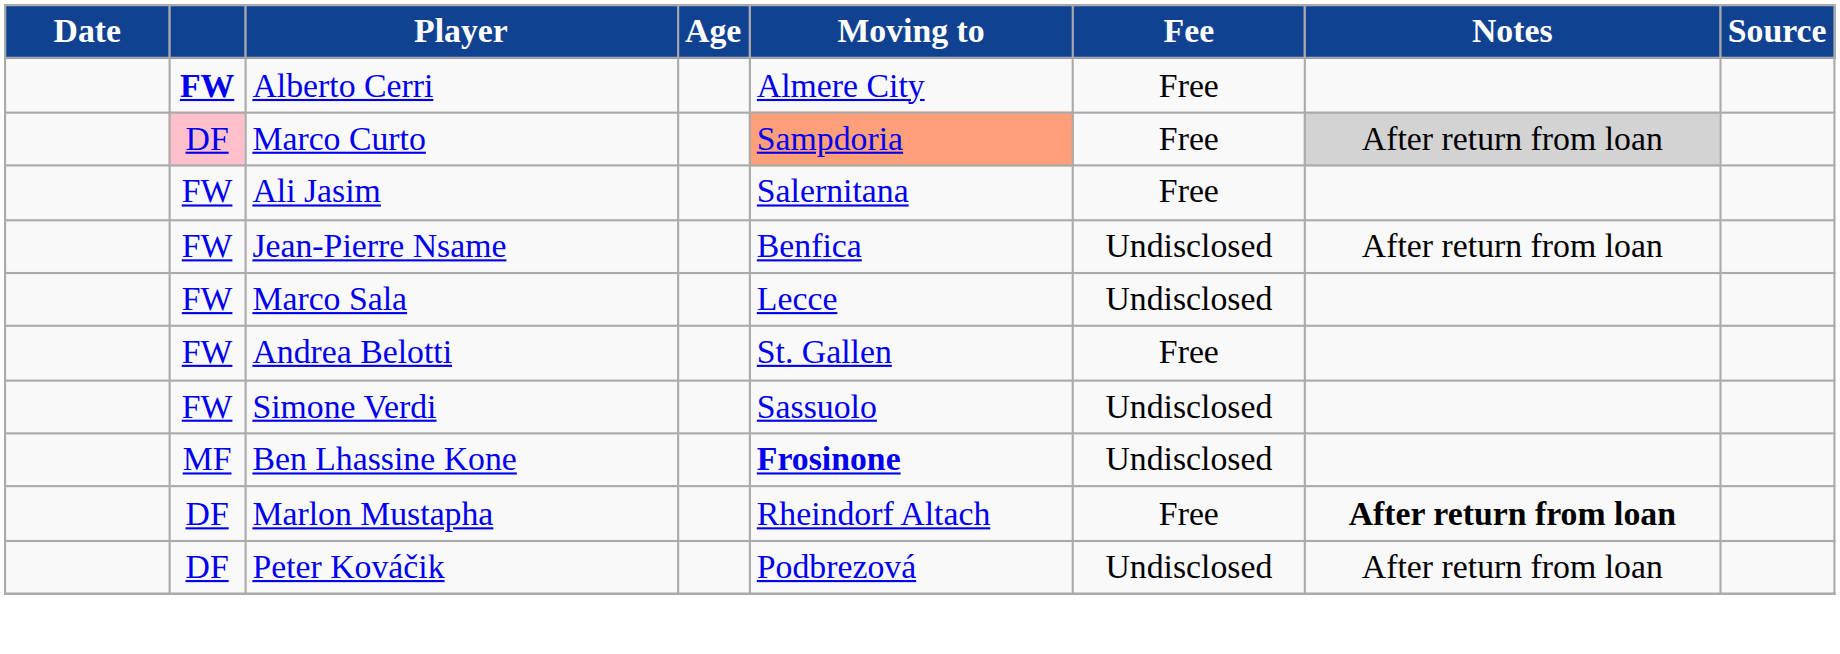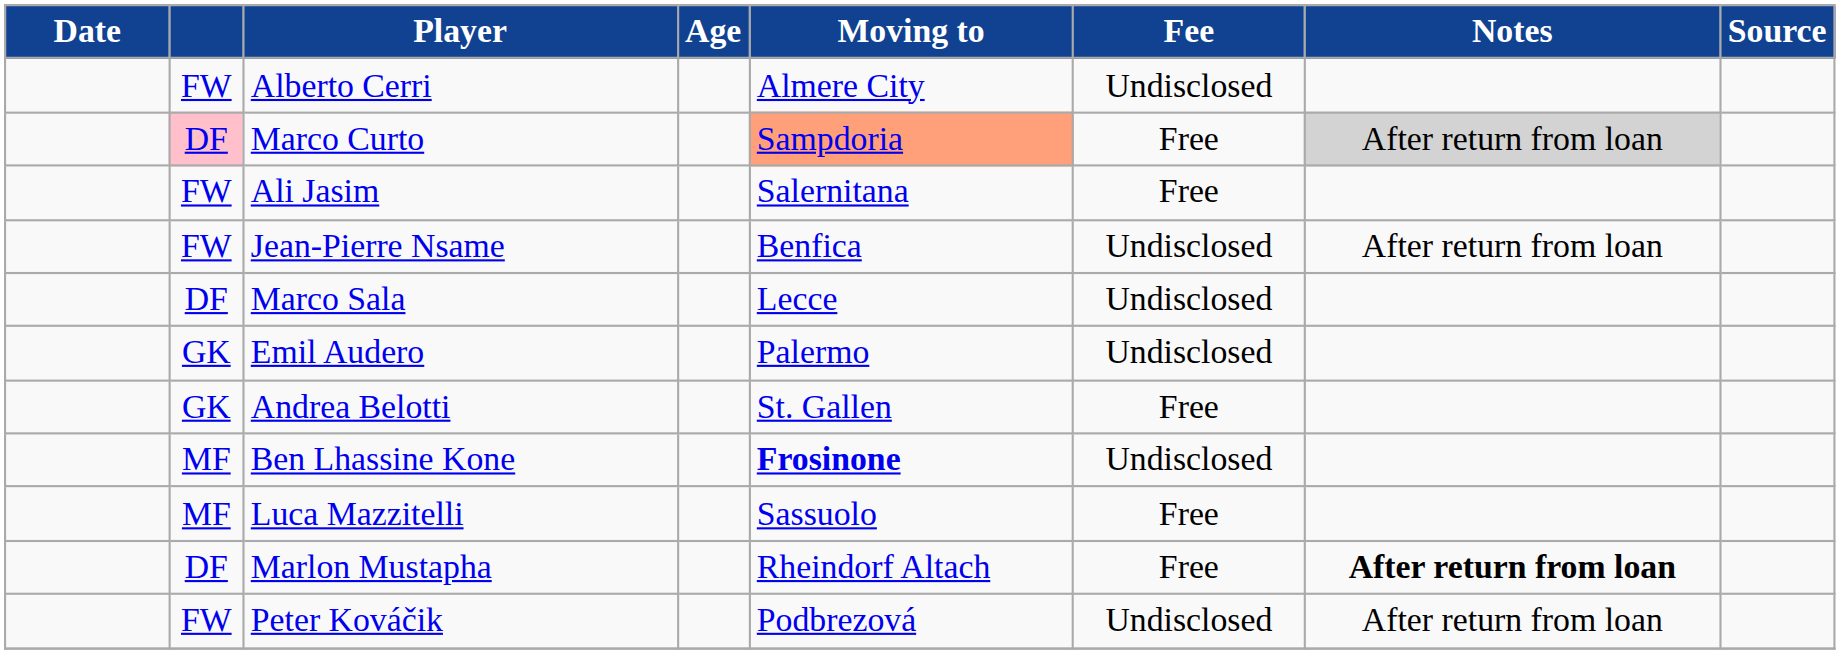(207, 84) bold -> (206, 84) normal
(1189, 84) Free -> (1189, 84) Undisclosed
(207, 298) FW -> (206, 298) DF
+ row: (338, 352)
(207, 352) FW -> (206, 406) GK
- row: (344, 406)
+ row: (357, 513)
(207, 566) DF -> (206, 620) FW
